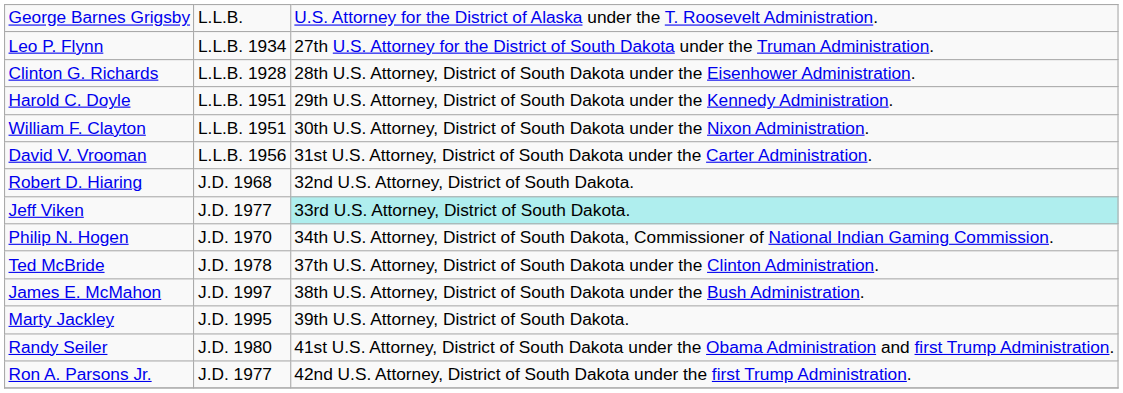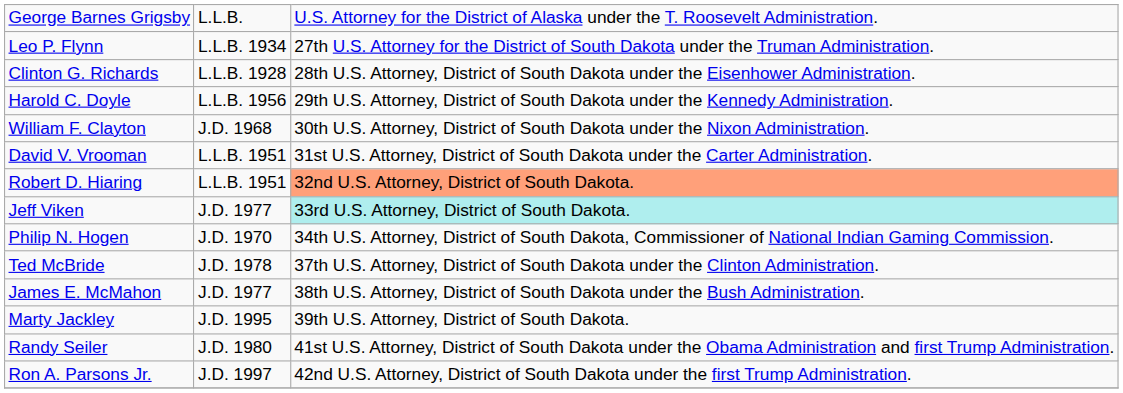(242, 100) L.L.B. 1951 -> (242, 100) L.L.B. 1956
(242, 127) L.L.B. 1951 -> (235, 127) J.D. 1968
(242, 155) L.L.B. 1956 -> (242, 155) L.L.B. 1951
(235, 182) J.D. 1968 -> (242, 182) L.L.B. 1951
(464, 182) no background -> (464, 182) lightsalmon background
(235, 292) J.D. 1997 -> (235, 292) J.D. 1977
(235, 374) J.D. 1977 -> (235, 374) J.D. 1997
